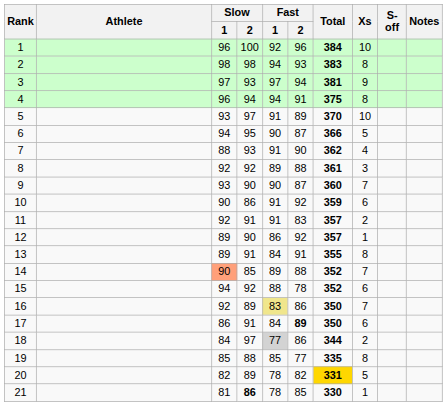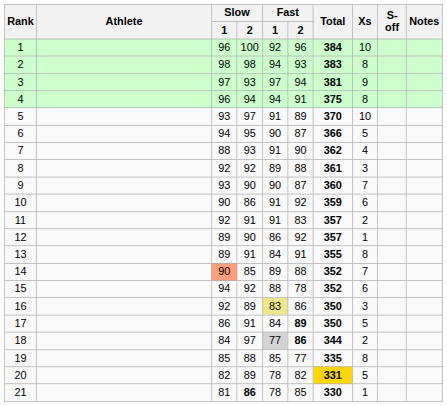(365, 306) 7 -> (365, 306) 3
(365, 323) 6 -> (365, 323) 5
(301, 340) normal -> (301, 340) bold
